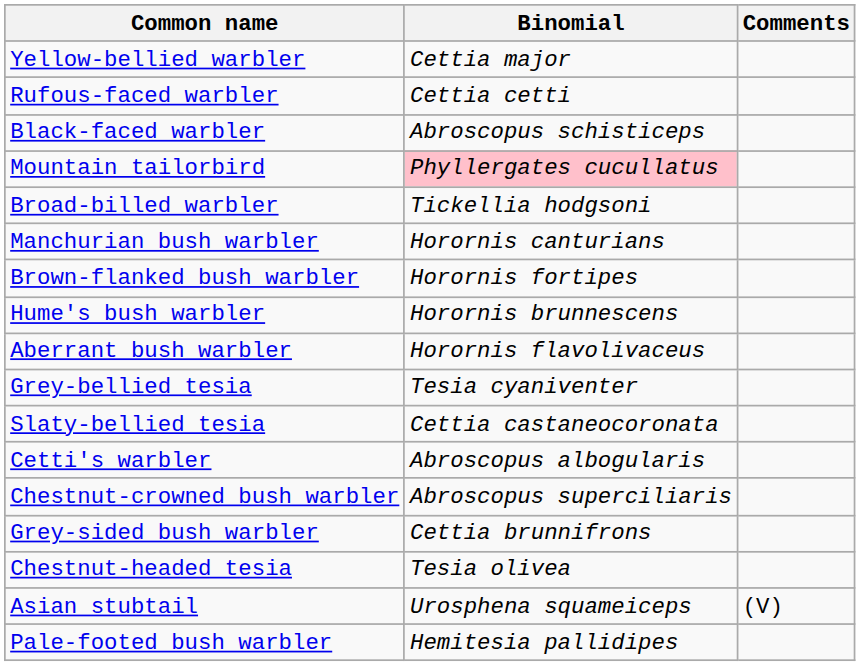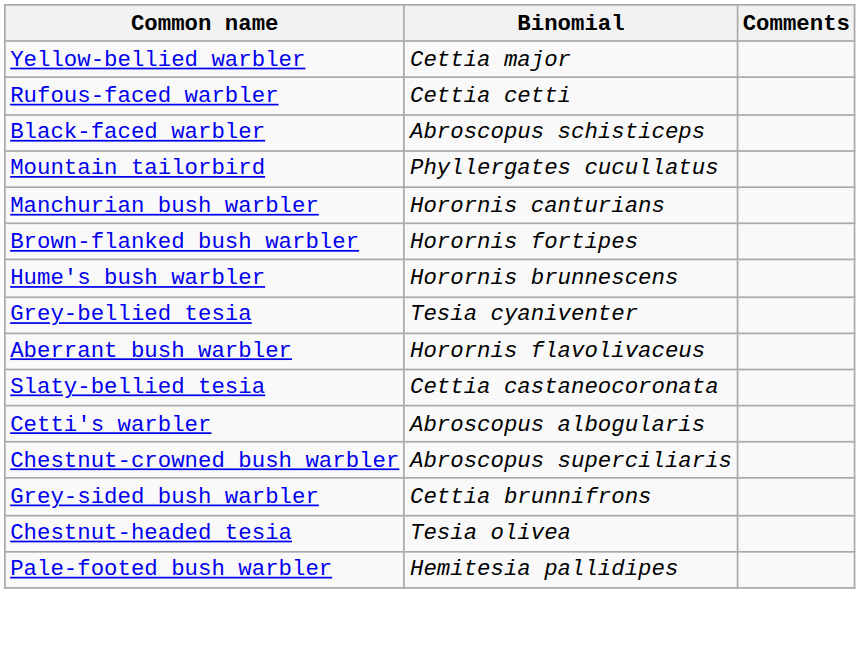(564, 169) pink background -> (564, 169) no background
- row: (144, 205)
rows swapped: (151, 351) <-> (131, 388)
- row: (104, 606)
